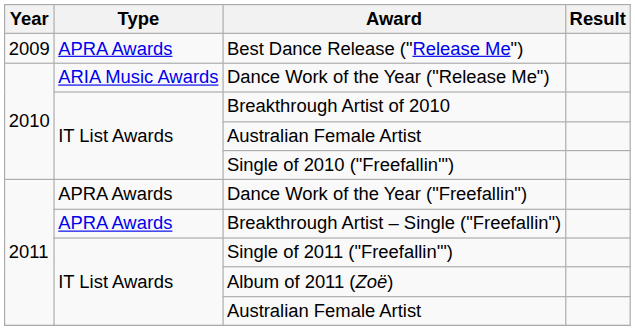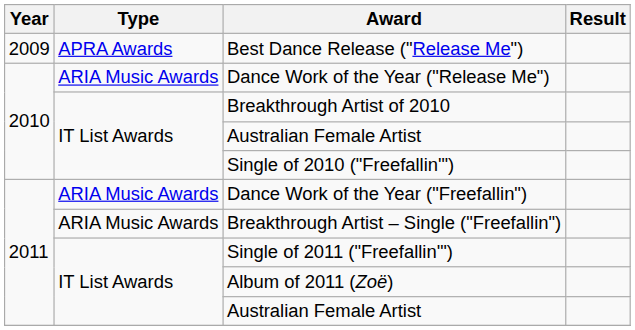(115, 194) APRA Awards -> (138, 194) ARIA Music Awards
(115, 223) APRA Awards -> (138, 223) ARIA Music Awards
